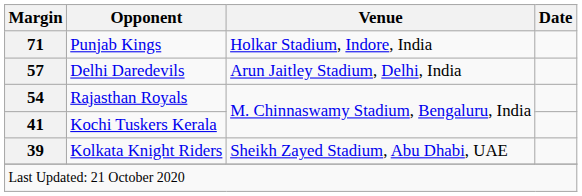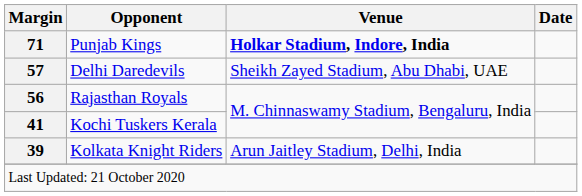(331, 44) normal -> (340, 44) bold
(346, 71) Arun Jaitley Stadium, Delhi, India -> (369, 71) Sheikh Zayed Stadium, Abu Dhabi, UAE
(35, 97) 54 -> (35, 97) 56
(369, 151) Sheikh Zayed Stadium, Abu Dhabi, UAE -> (346, 151) Arun Jaitley Stadium, Delhi, India
